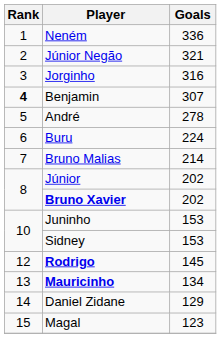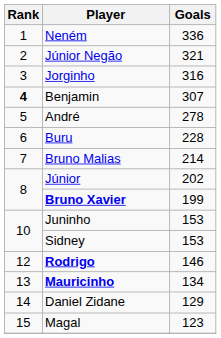(193, 138) 224 -> (193, 138) 228
(193, 199) 202 -> (193, 199) 199
(193, 261) 145 -> (193, 261) 146
